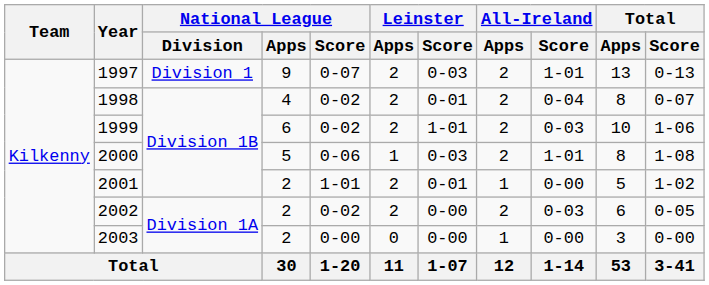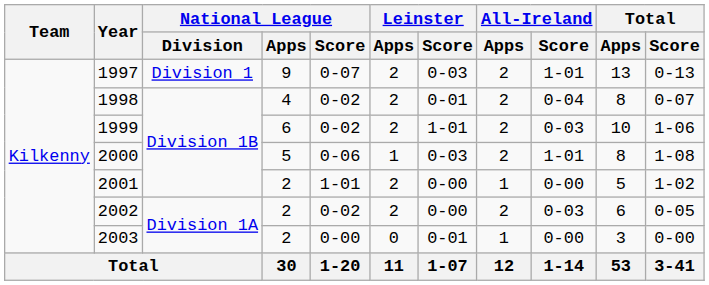(447, 184) 0-01 -> (447, 184) 0-00
(447, 239) 0-00 -> (447, 239) 0-01
